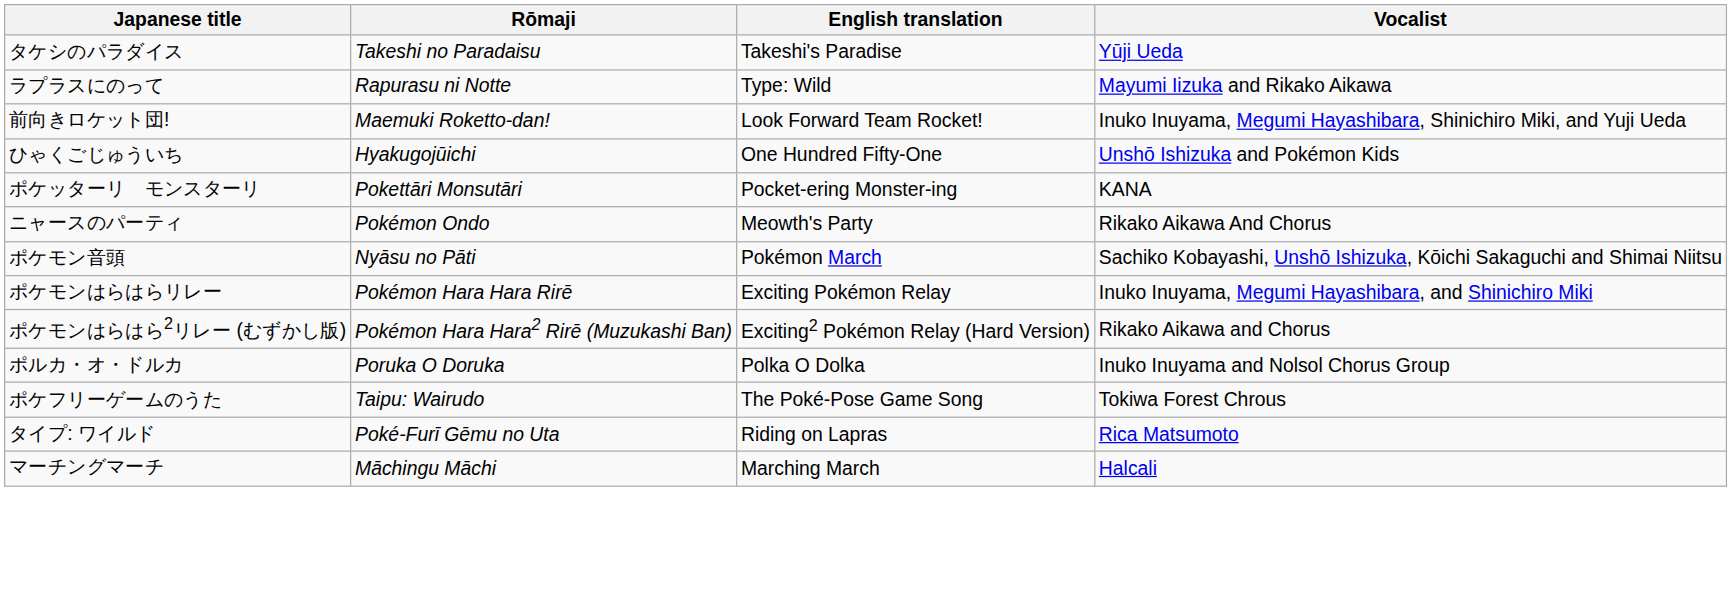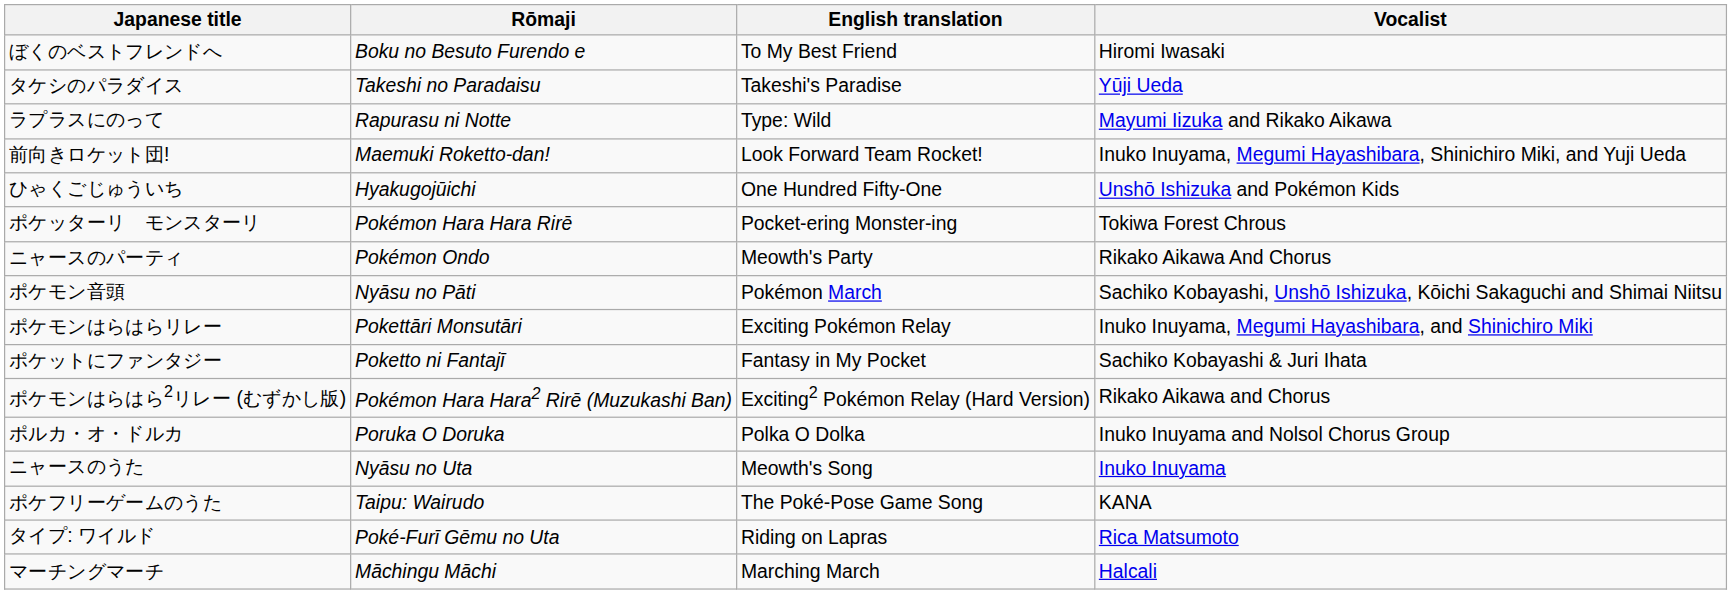+ row: (116, 51)
(438, 189) Pokettāri Monsutāri -> (464, 224) Pokémon Hara Hara Rirē
(1125, 189) KANA -> (1192, 224) Tokiwa Forest Chrous
(464, 292) Pokémon Hara Hara Rirē -> (438, 327) Pokettāri Monsutāri
+ row: (116, 360)
+ row: (77, 467)
(1192, 399) Tokiwa Forest Chrous -> (1125, 502) KANA
